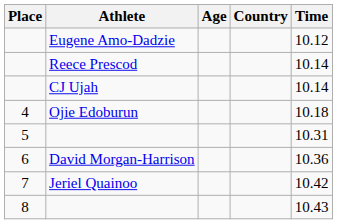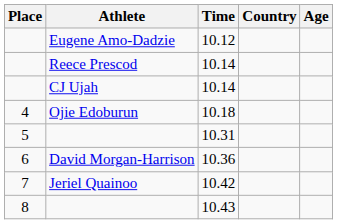columns swapped: (214, 16) <-> (312, 16)
